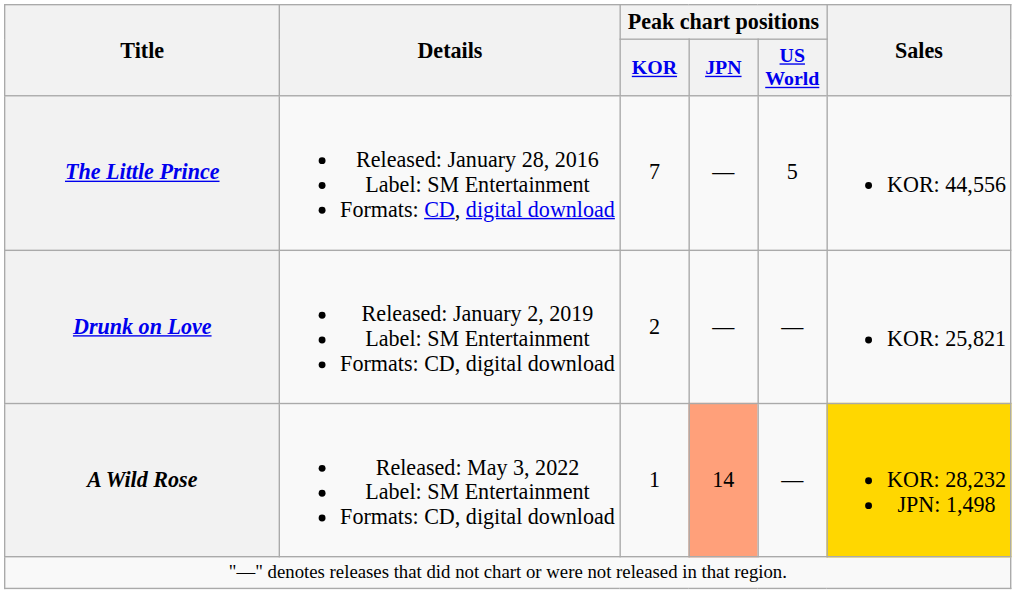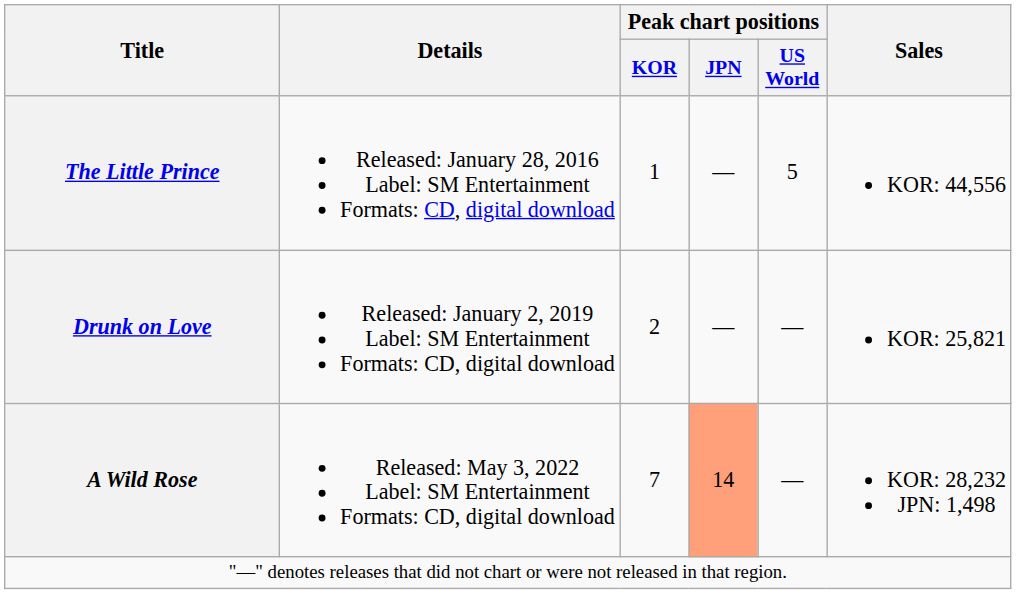(654, 172) 7 -> (654, 172) 1
(654, 479) 1 -> (654, 479) 7
(919, 493) gold background -> (919, 493) no background
